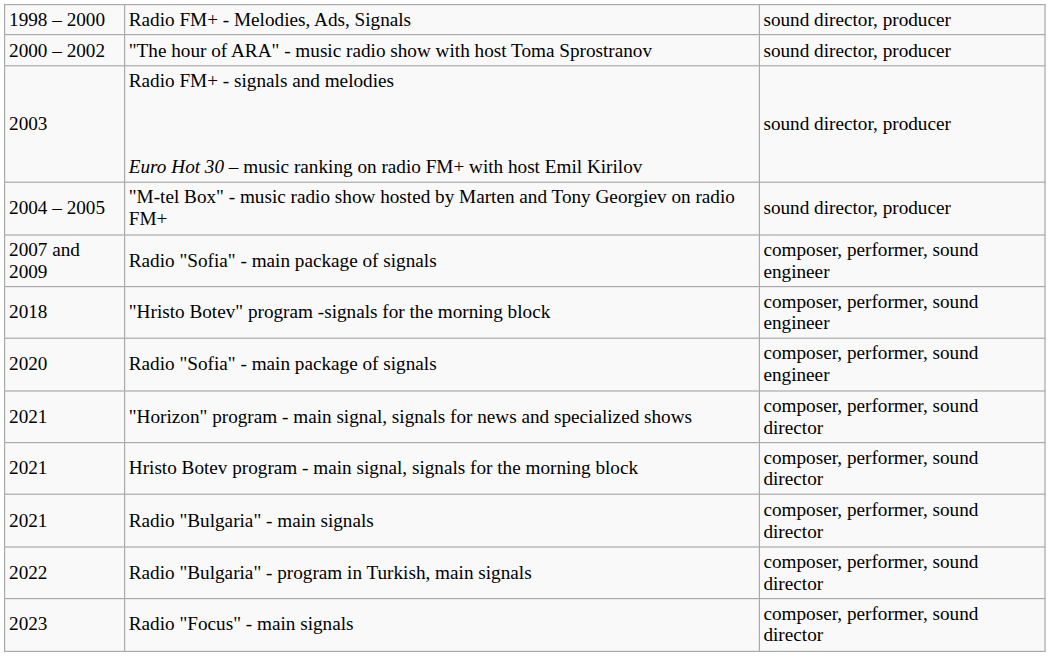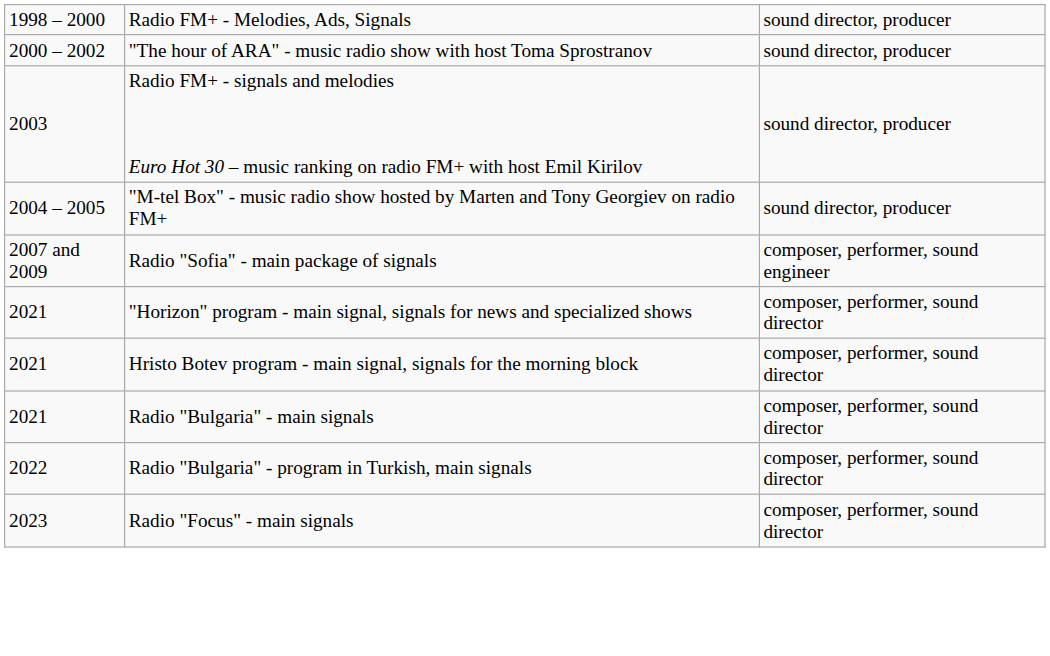- row: (28, 312)
- row: (28, 364)
